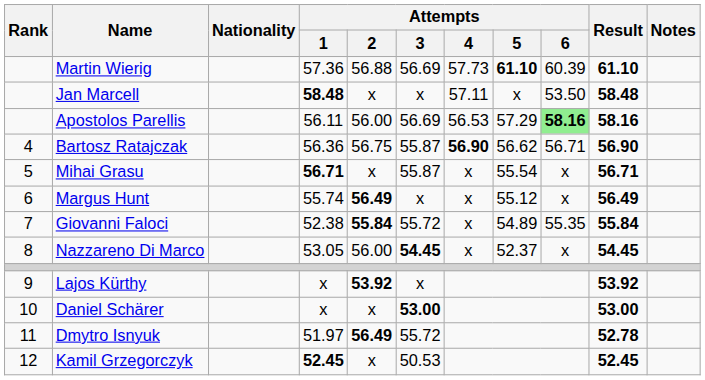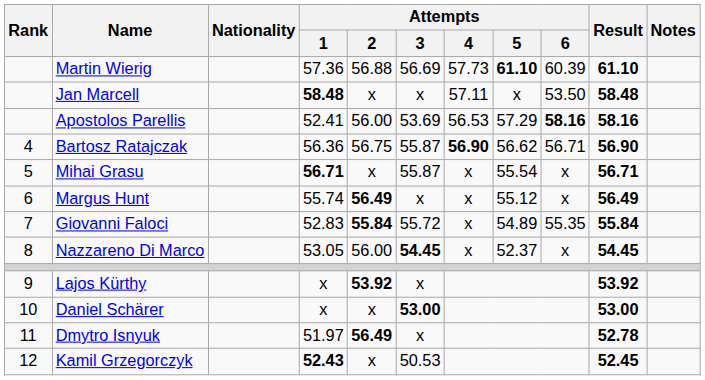(323, 120) 56.11 -> (323, 120) 52.41
(420, 120) 56.69 -> (420, 120) 53.69
(565, 120) lightgreen background -> (565, 120) no background
(323, 224) 52.38 -> (323, 224) 52.83
(420, 335) 55.72 -> (420, 335) x
(323, 361) 52.45 -> (323, 361) 52.43
